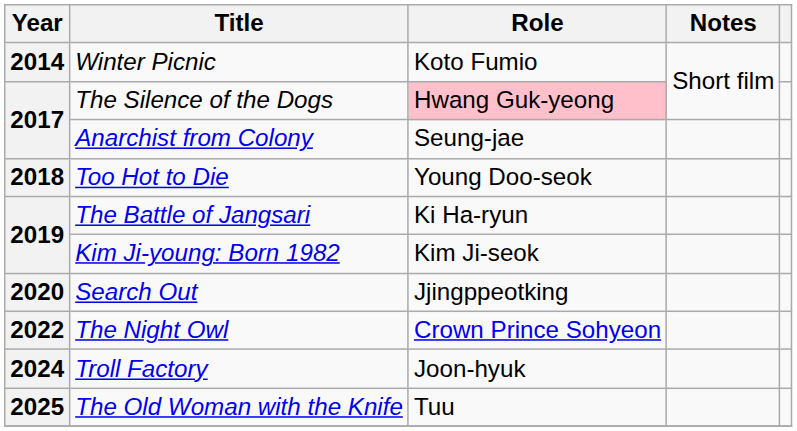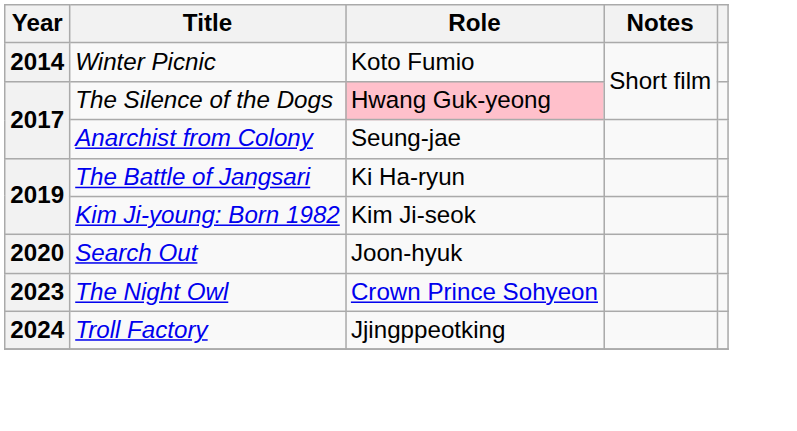- row: (152, 176)
(491, 291) Jjingppeotking -> (407, 253) Joon-hyuk
(37, 330) 2022 -> (37, 291) 2023
(470, 368) Joon-hyuk -> (428, 330) Jjingppeotking
- row: (239, 406)
